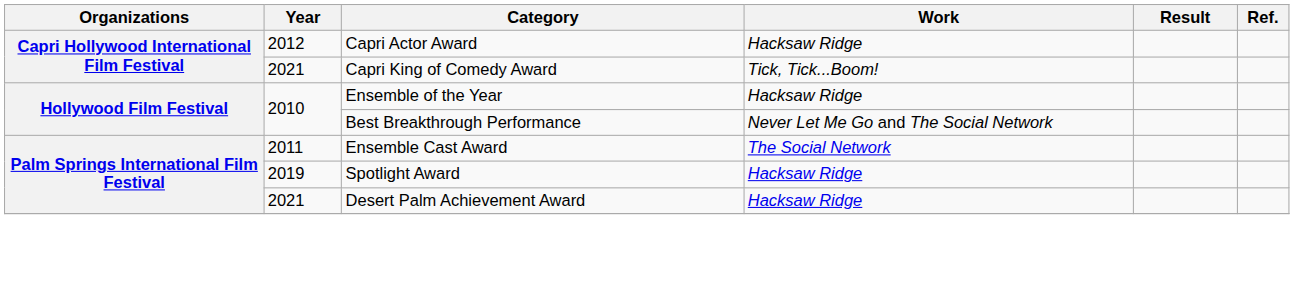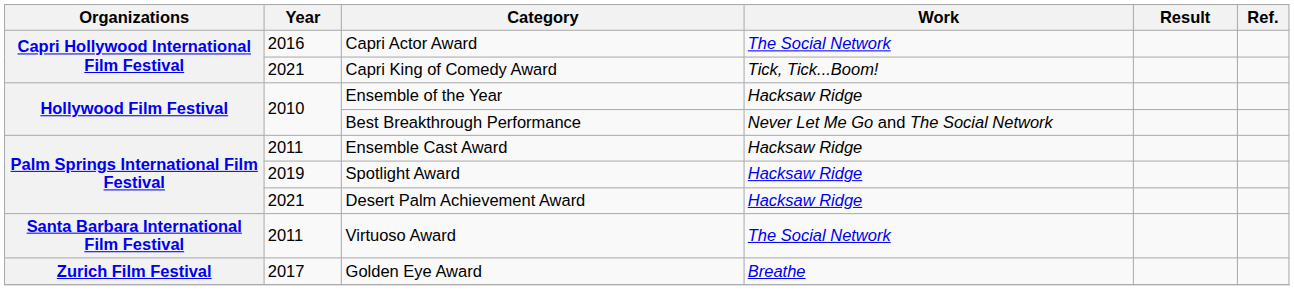(286, 43) 2012 -> (286, 43) 2016
(805, 43) Hacksaw Ridge -> (819, 43) The Social Network
(819, 148) The Social Network -> (805, 148) Hacksaw Ridge
+ row: (401, 235)
+ row: (414, 271)
